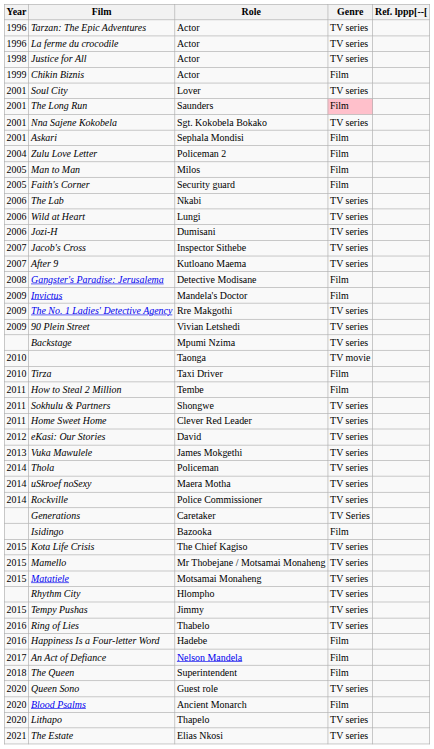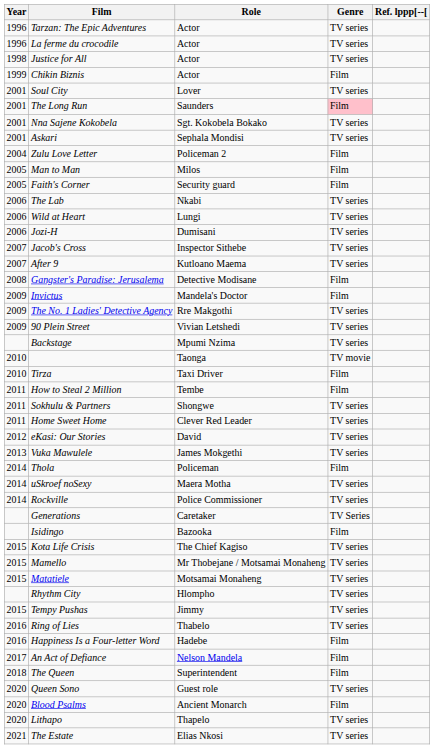(339, 138) Film -> (349, 138) TV series
(349, 468) TV series -> (339, 468) Film
